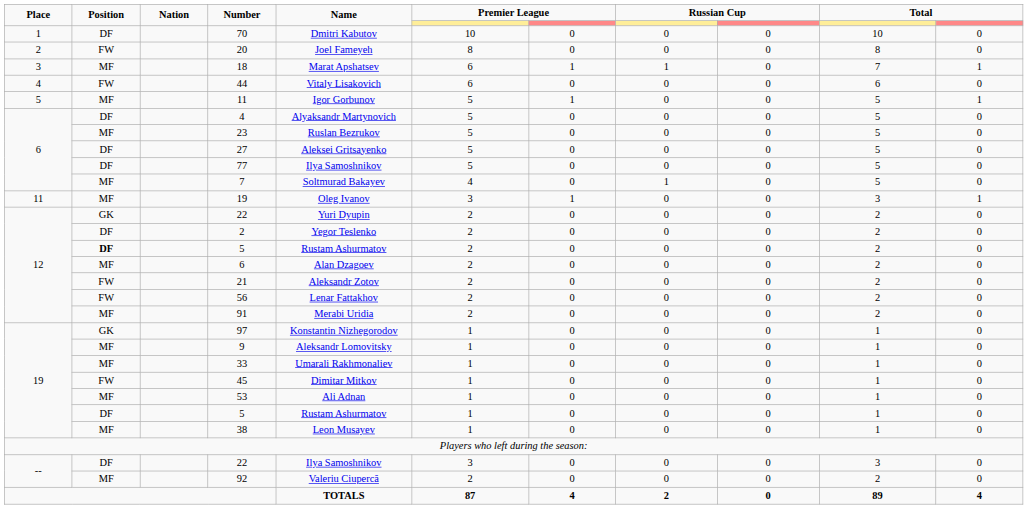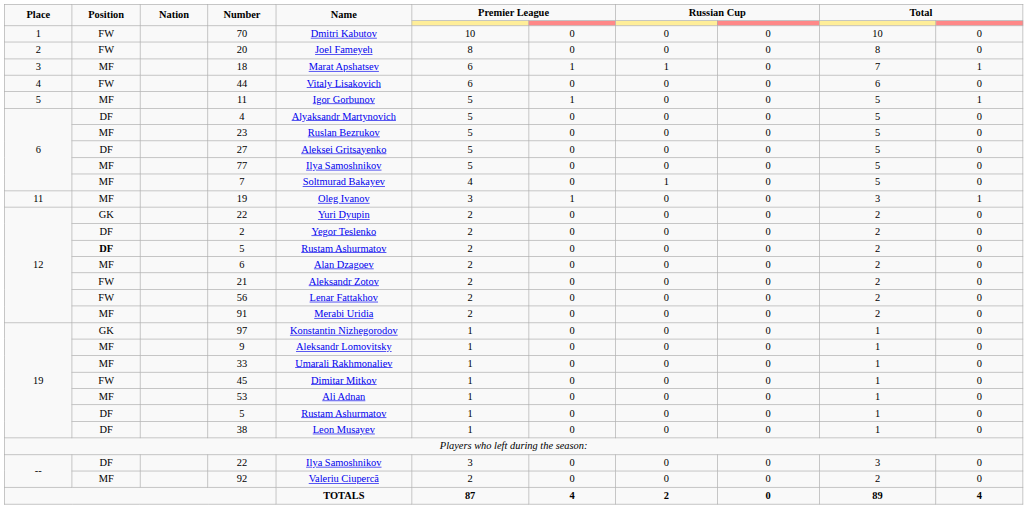(106, 34) DF -> (106, 34) FW
(106, 165) DF -> (106, 165) MF
(106, 429) MF -> (106, 429) DF
